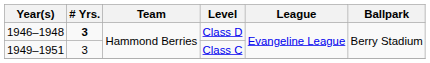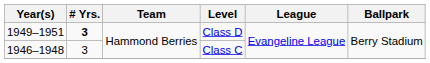(36, 32) 1946–1948 -> (36, 32) 1949–1951
(36, 50) 1949–1951 -> (36, 50) 1946–1948
